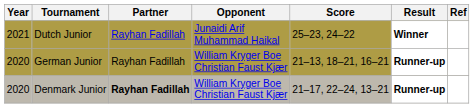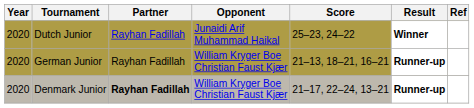(18, 35) 2021 -> (18, 35) 2020
